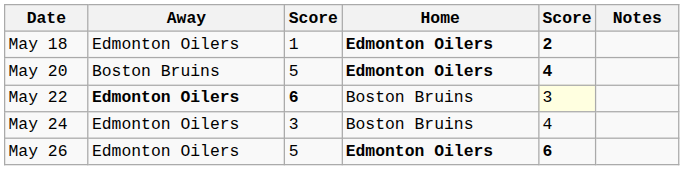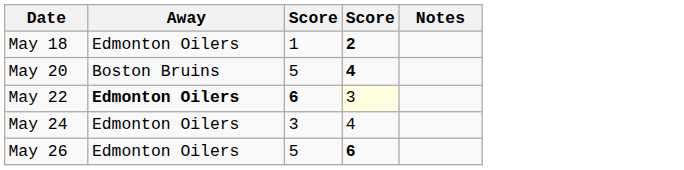- column: (440, 18)
